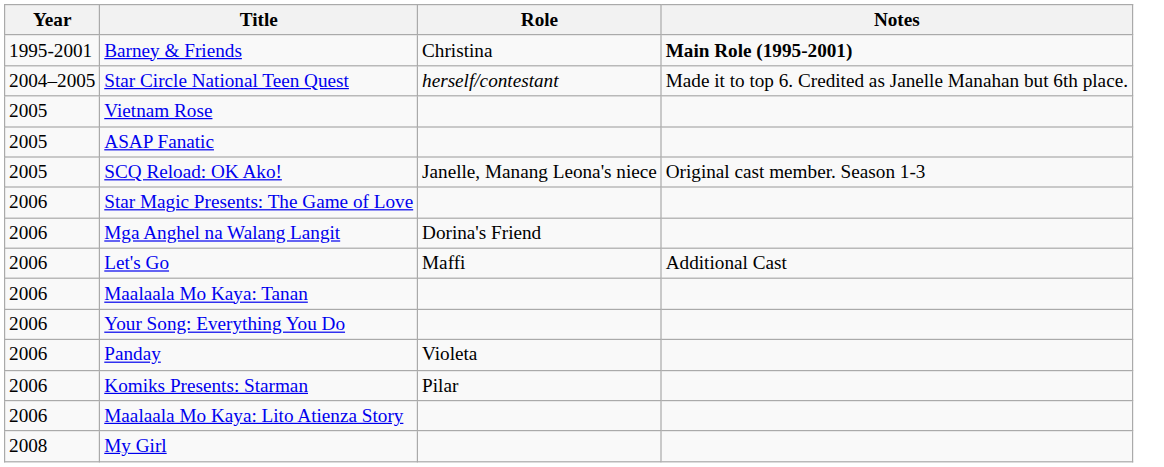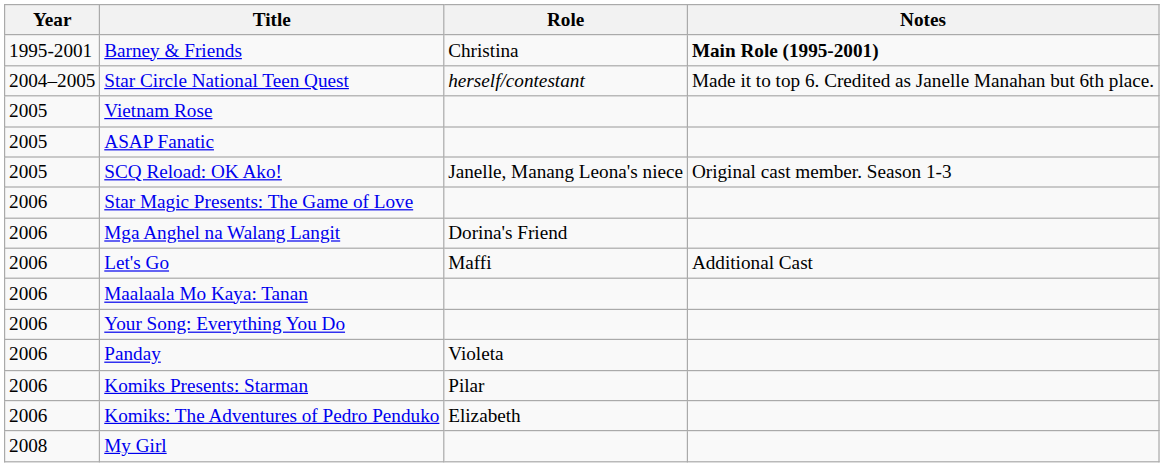+ row: (272, 415)
- row: (254, 415)
